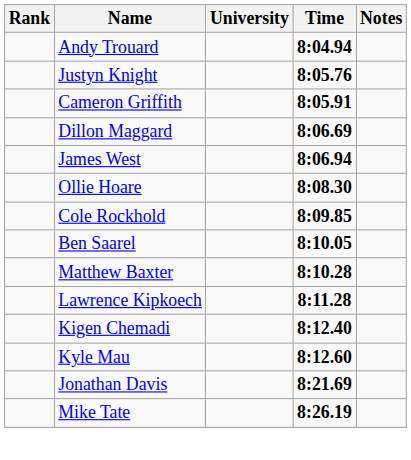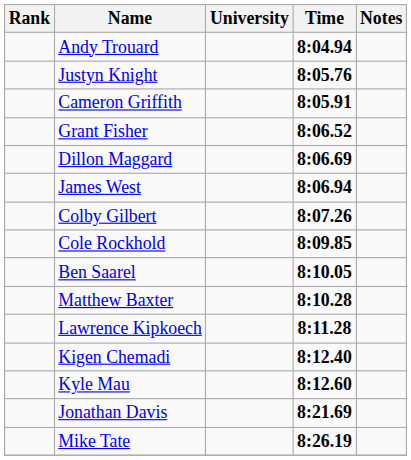+ row: (103, 131)
+ row: (107, 215)
- row: (100, 187)
